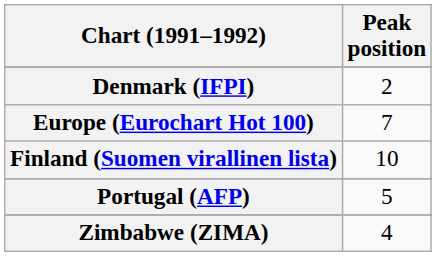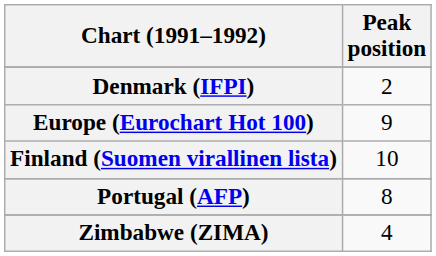(387, 122) 7 -> (387, 122) 9
(387, 196) 5 -> (387, 196) 8
